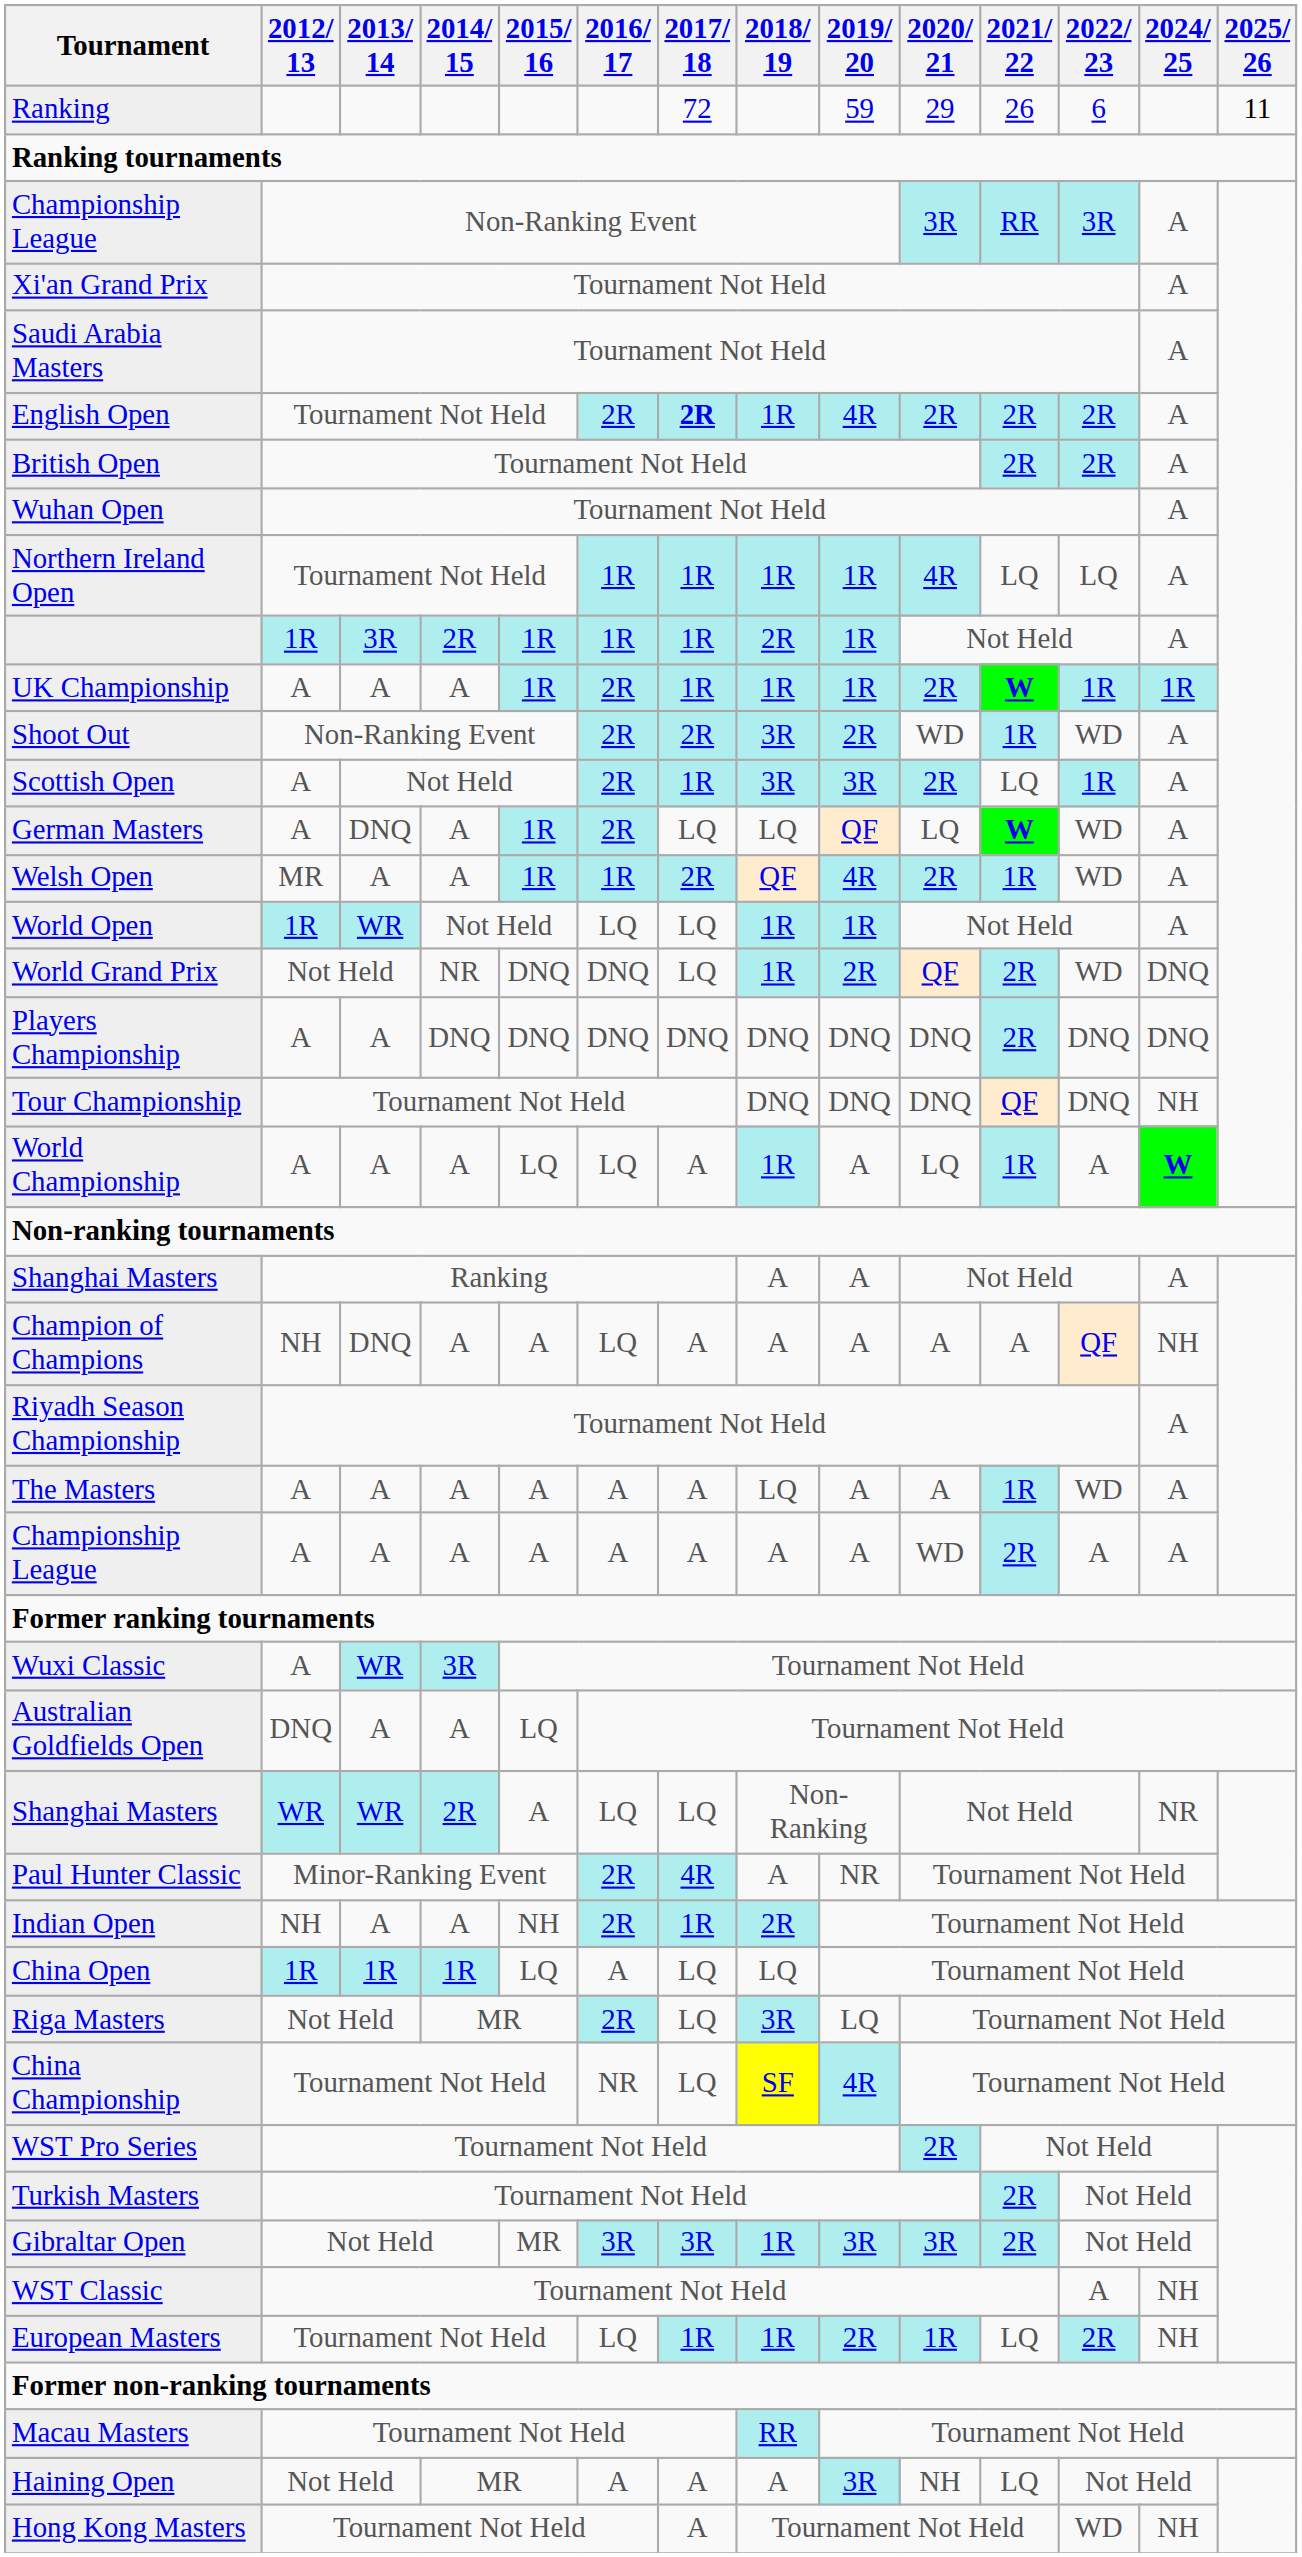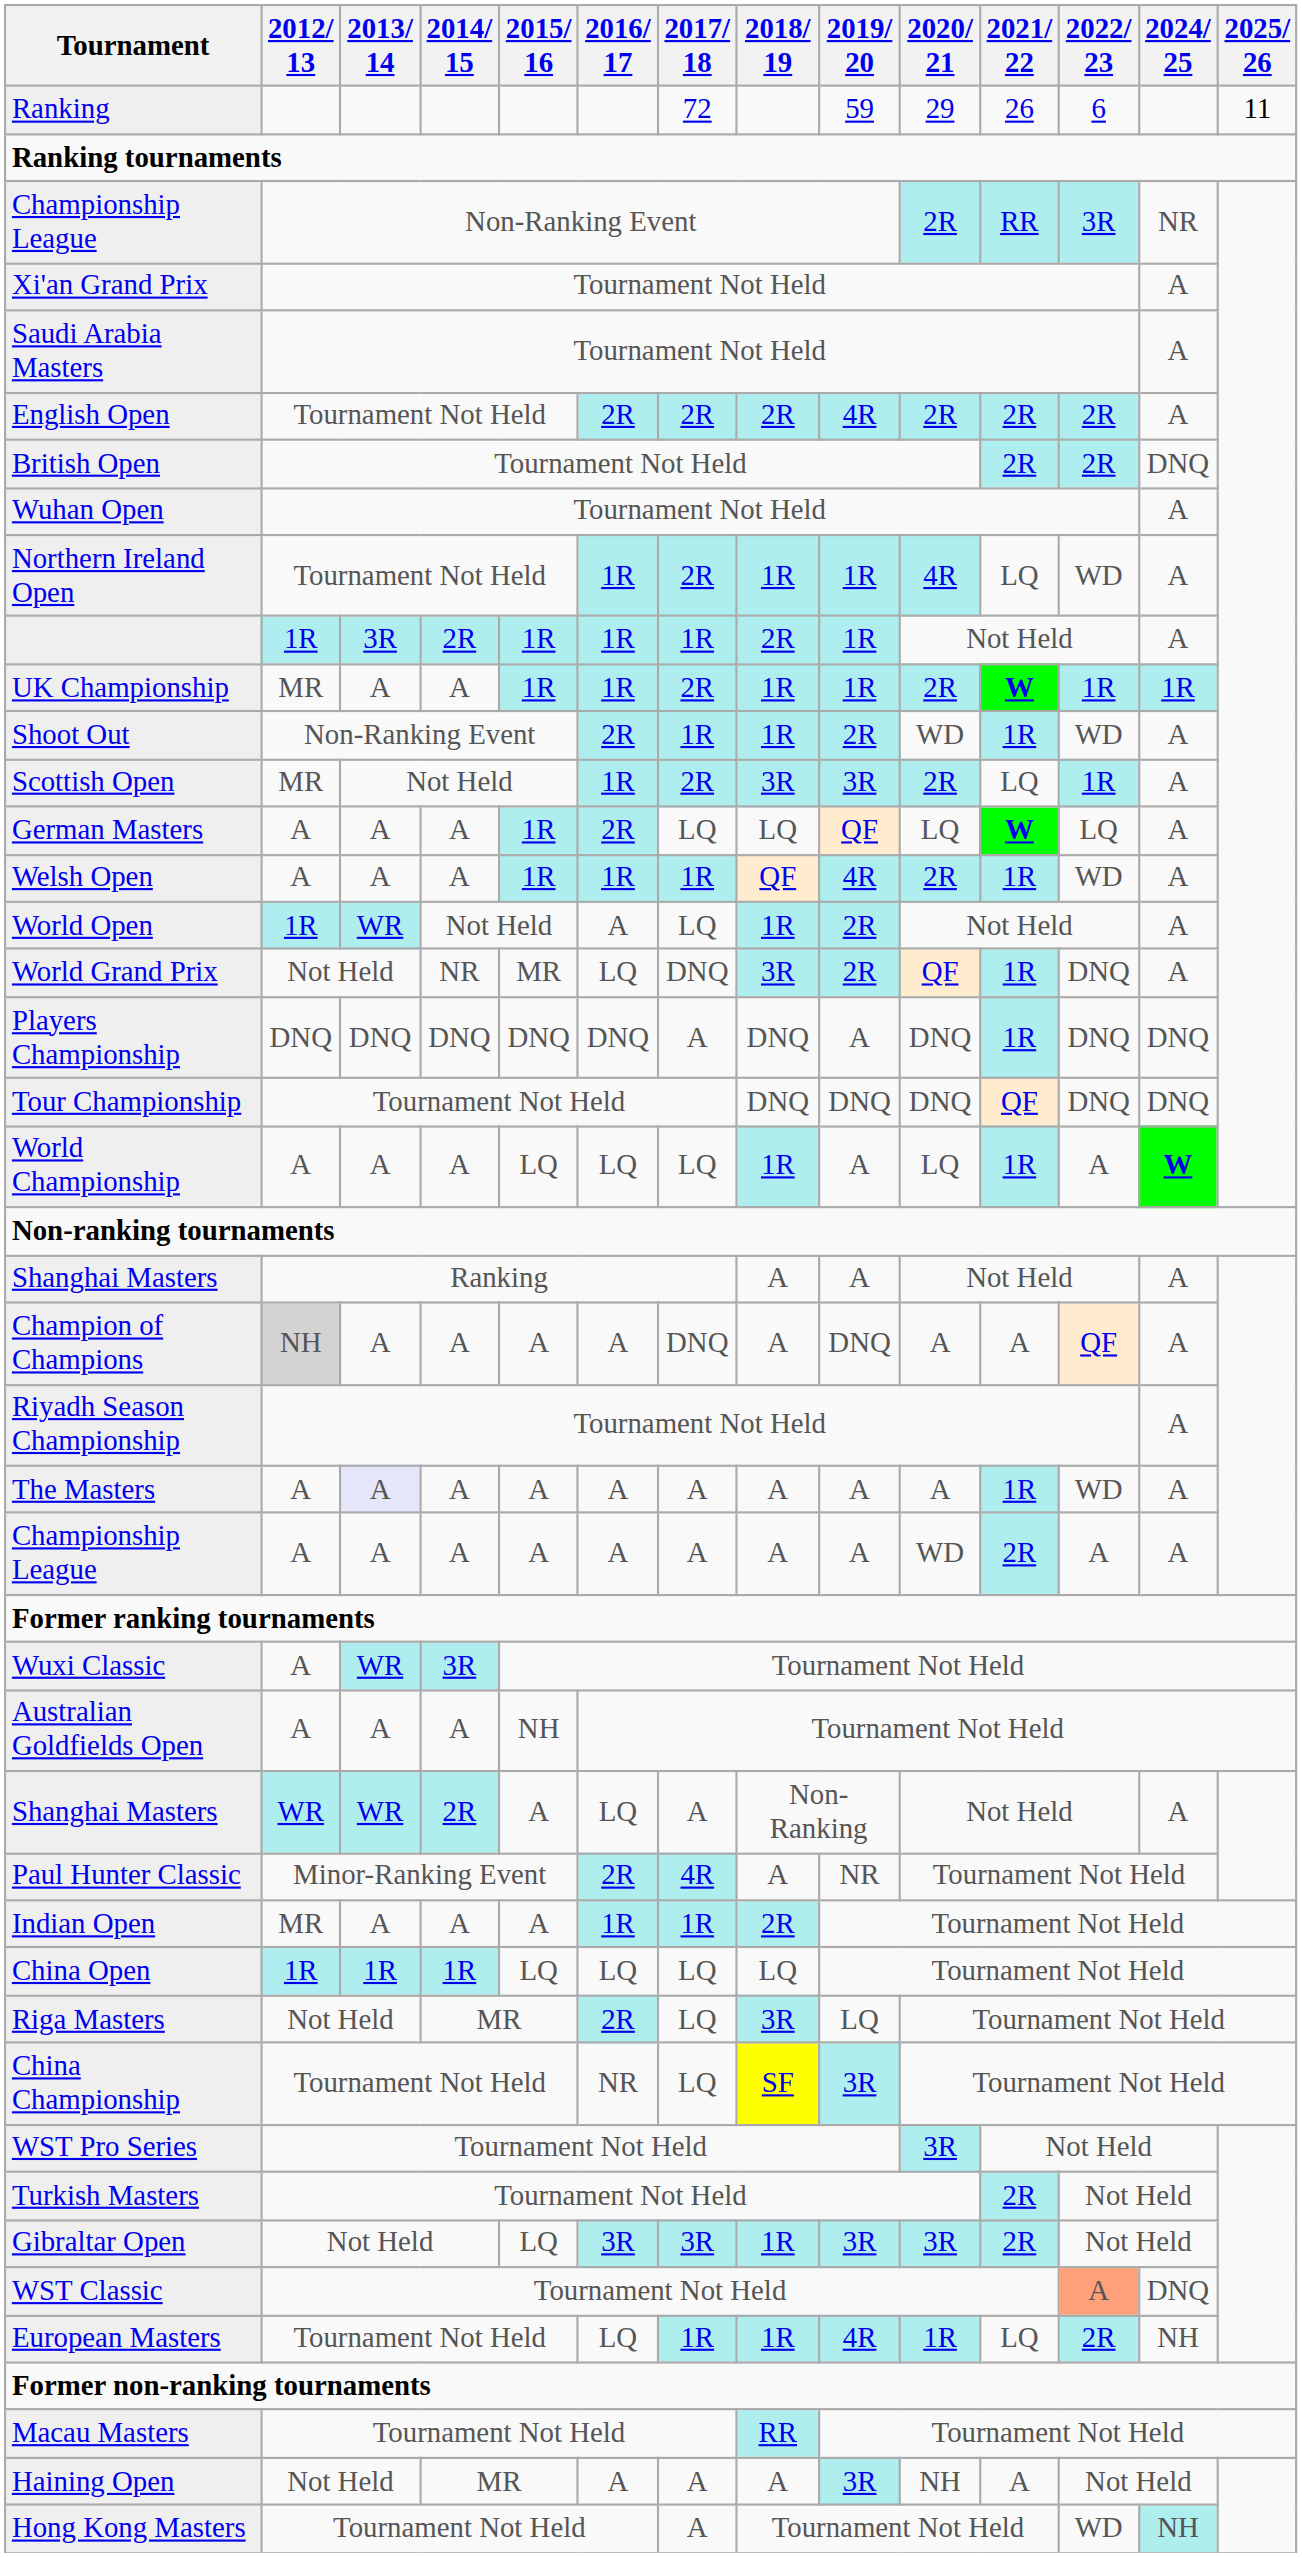(940, 221) 3R -> (940, 221) 2R
(1178, 221) A -> (1178, 221) NR
(697, 415) bold -> (697, 415) normal
(778, 415) 1R -> (778, 415) 2R
(1178, 462) A -> (1178, 462) DNQ
(697, 574) 1R -> (697, 574) 2R
(1099, 574) LQ -> (1099, 574) WD
(301, 686) A -> (301, 686) MR
(618, 686) 2R -> (618, 686) 1R
(697, 686) 1R -> (697, 686) 2R
(697, 734) 2R -> (697, 734) 1R
(778, 734) 3R -> (778, 734) 1R
(301, 781) A -> (301, 781) MR
(618, 781) 2R -> (618, 781) 1R
(697, 781) 1R -> (697, 781) 2R
(380, 829) DNQ -> (380, 829) A
(1099, 829) WD -> (1099, 829) LQ
(301, 877) MR -> (301, 877) A
(697, 877) 2R -> (697, 877) 1R
(618, 924) LQ -> (618, 924) A
(860, 924) 1R -> (860, 924) 2R
(539, 972) DNQ -> (539, 972) MR
(618, 972) DNQ -> (618, 972) LQ
(697, 972) LQ -> (697, 972) DNQ
(778, 972) 1R -> (778, 972) 3R
(1019, 972) 2R -> (1019, 972) 1R
(1099, 972) WD -> (1099, 972) DNQ
(1178, 972) DNQ -> (1178, 972) A
(301, 1036) A -> (301, 1036) DNQ
(380, 1036) A -> (380, 1036) DNQ
(697, 1036) DNQ -> (697, 1036) A
(860, 1036) DNQ -> (860, 1036) A
(1019, 1036) 2R -> (1019, 1036) 1R
(1178, 1101) NH -> (1178, 1101) DNQ
(697, 1165) A -> (697, 1165) LQ
(301, 1342) no background -> (301, 1342) lightgrey background
(380, 1342) DNQ -> (380, 1342) A
(618, 1342) LQ -> (618, 1342) A
(697, 1342) A -> (697, 1342) DNQ
(860, 1342) A -> (860, 1342) DNQ
(1178, 1342) NH -> (1178, 1342) A
(380, 1488) no background -> (380, 1488) lavender background
(778, 1488) LQ -> (778, 1488) A
(301, 1729) DNQ -> (301, 1729) A
(539, 1729) LQ -> (539, 1729) NH
(697, 1811) LQ -> (697, 1811) A
(1178, 1811) NR -> (1178, 1811) A
(301, 1923) NH -> (301, 1923) MR
(539, 1923) NH -> (539, 1923) A
(618, 1923) 2R -> (618, 1923) 1R
(618, 1970) A -> (618, 1970) LQ
(860, 2082) 4R -> (860, 2082) 3R
(940, 2147) 2R -> (940, 2147) 3R
(539, 2242) MR -> (539, 2242) LQ
(1099, 2290) no background -> (1099, 2290) lightsalmon background
(1178, 2290) NH -> (1178, 2290) DNQ
(860, 2337) 2R -> (860, 2337) 4R
(1019, 2480) LQ -> (1019, 2480) A
(1178, 2527) no background -> (1178, 2527) paleturquoise background
